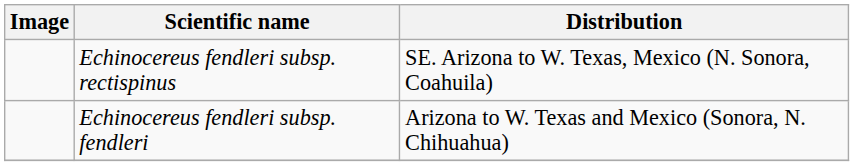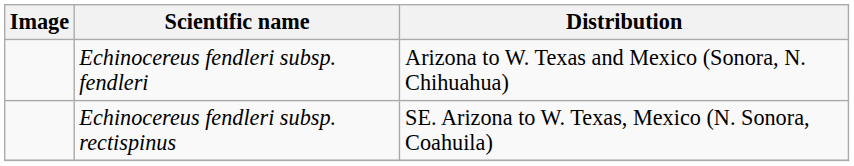rows swapped: (208, 130) <-> (208, 69)
